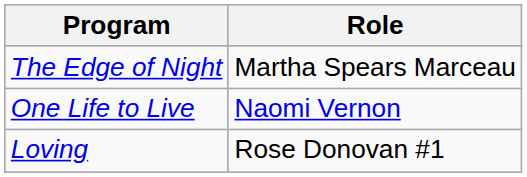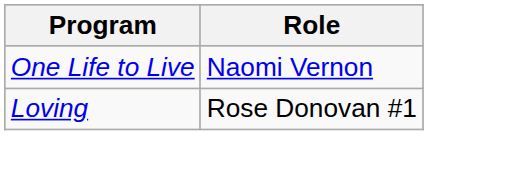- row: (117, 66)
